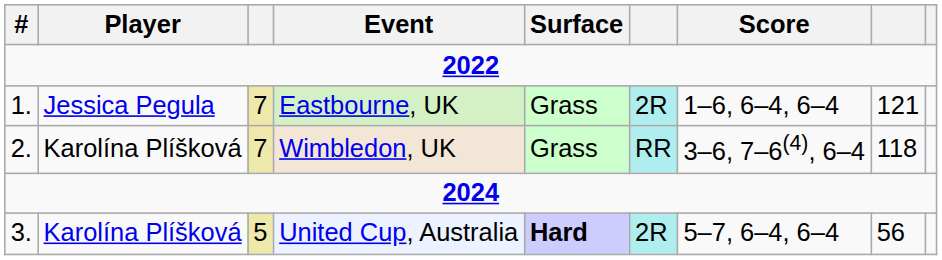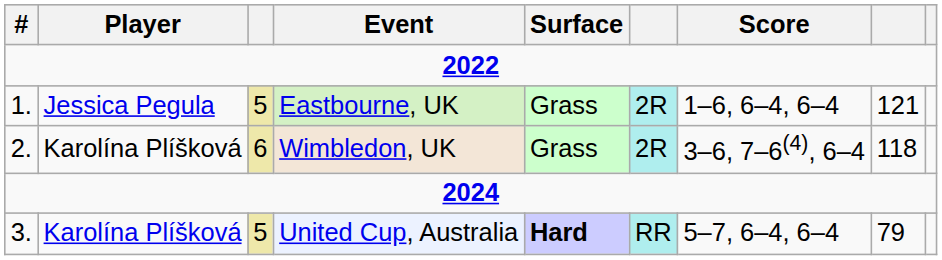(260, 105) 7 -> (260, 105) 5
(260, 149) 7 -> (260, 149) 6
(653, 149) RR -> (651, 149) 2R
(651, 233) 2R -> (653, 233) RR
(891, 233) 56 -> (891, 233) 79
